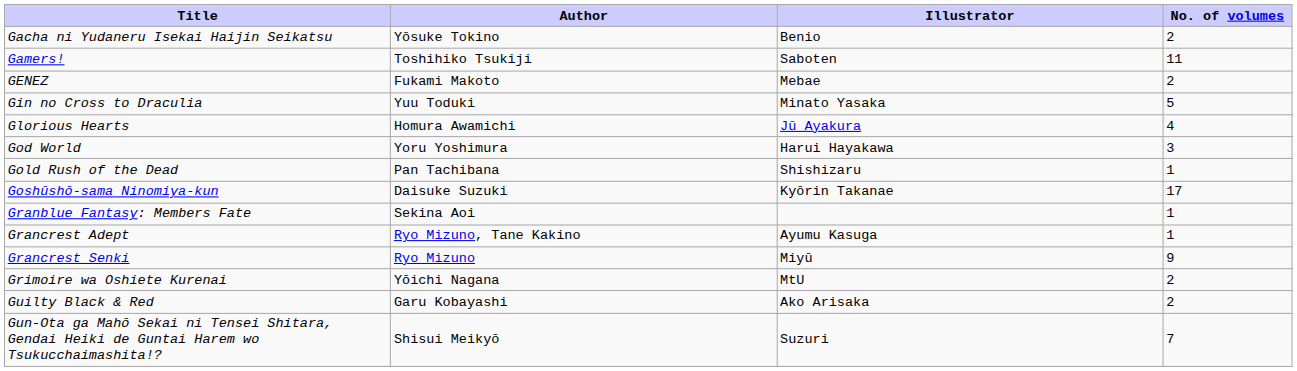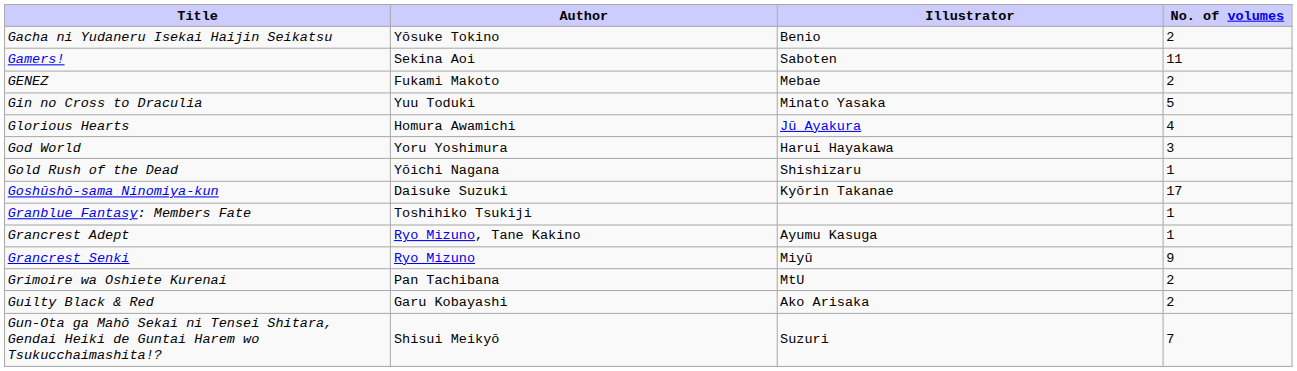(463, 60) Toshihiko Tsukiji -> (434, 60) Sekina Aoi
(447, 170) Pan Tachibana -> (447, 170) Yōichi Nagana
(434, 214) Sekina Aoi -> (463, 214) Toshihiko Tsukiji
(447, 280) Yōichi Nagana -> (447, 280) Pan Tachibana
